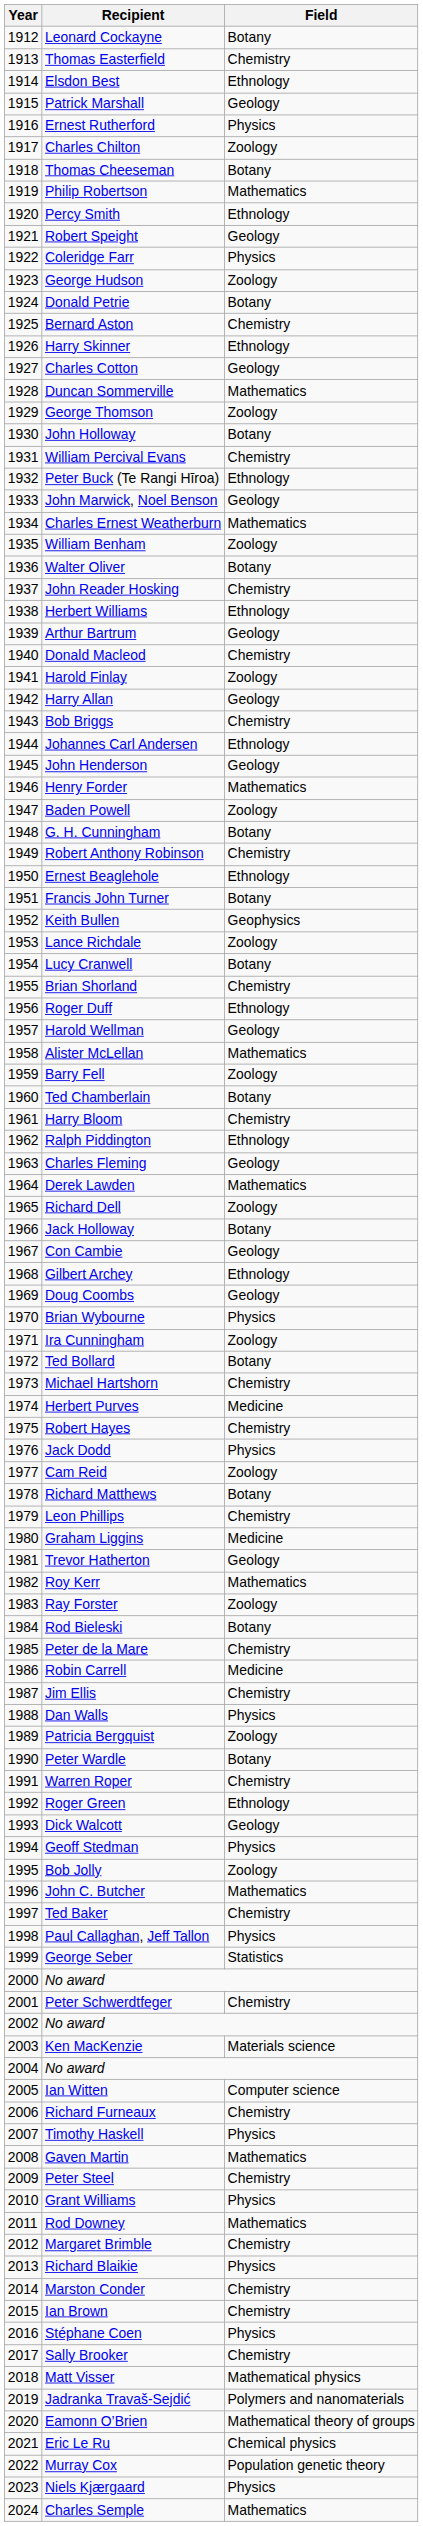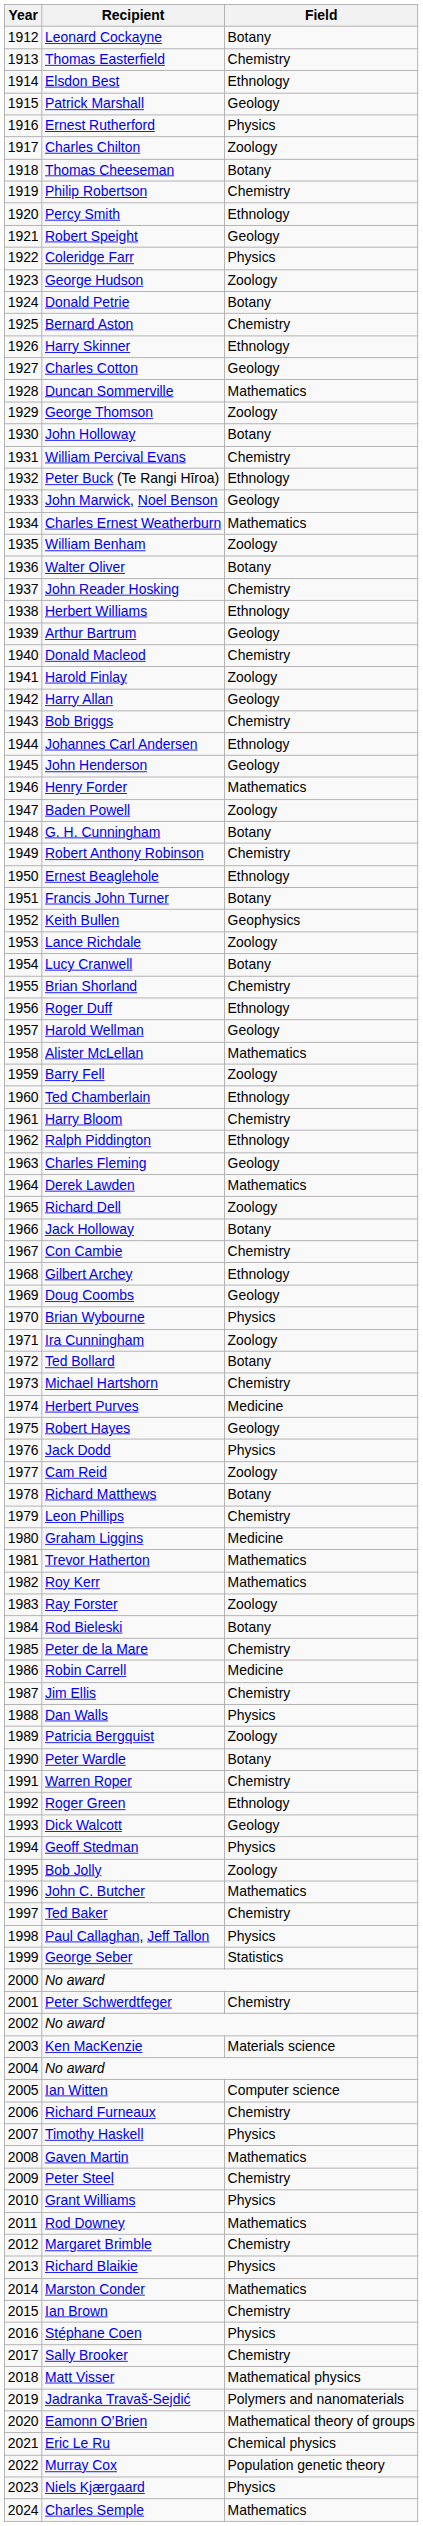(267, 192) Mathematics -> (259, 192) Chemistry
(249, 1097) Botany -> (259, 1097) Ethnology
(254, 1251) Geology -> (259, 1251) Chemistry
(259, 1428) Chemistry -> (254, 1428) Geology
(254, 1560) Geology -> (267, 1560) Mathematics
(259, 2289) Chemistry -> (267, 2289) Mathematics
